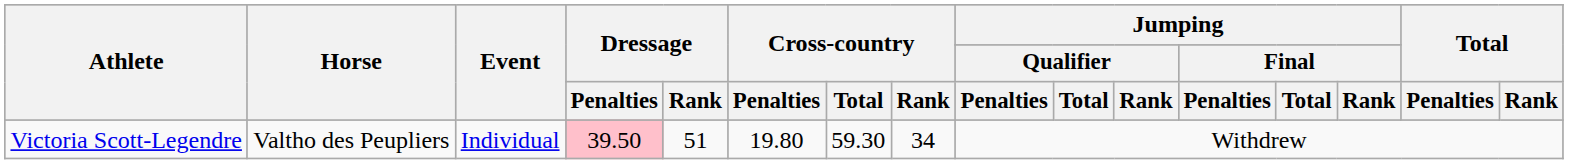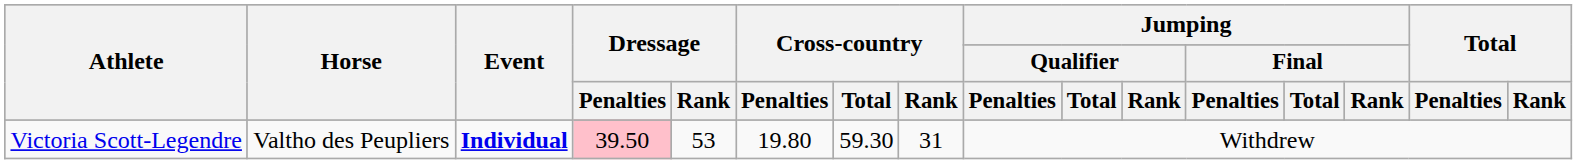(510, 139) normal -> (514, 139) bold
(695, 139) 51 -> (703, 139) 53
(923, 139) 34 -> (931, 139) 31
